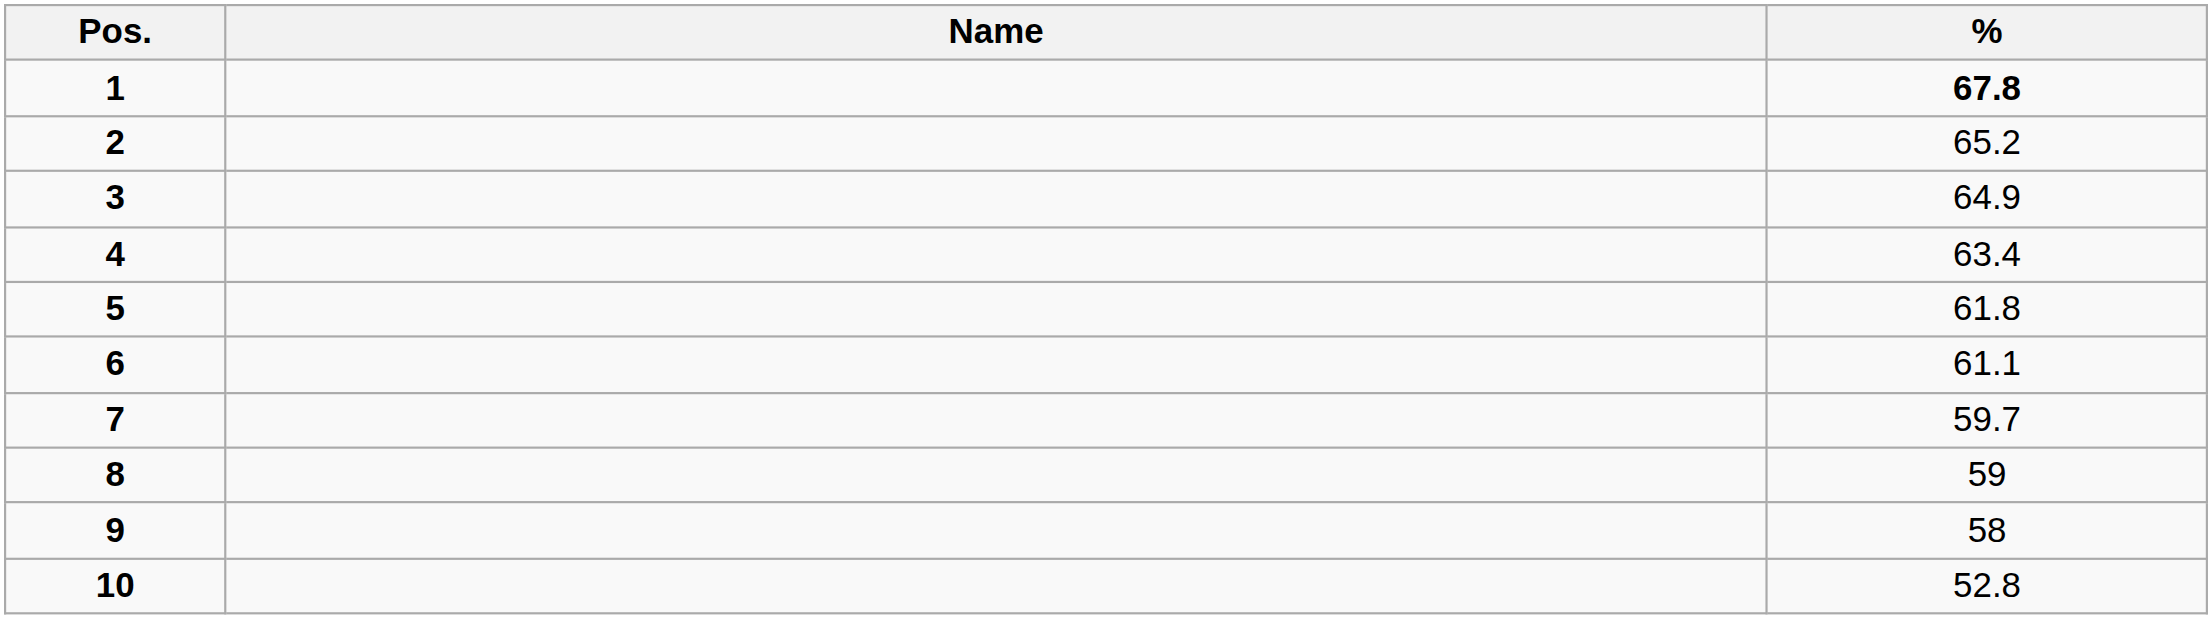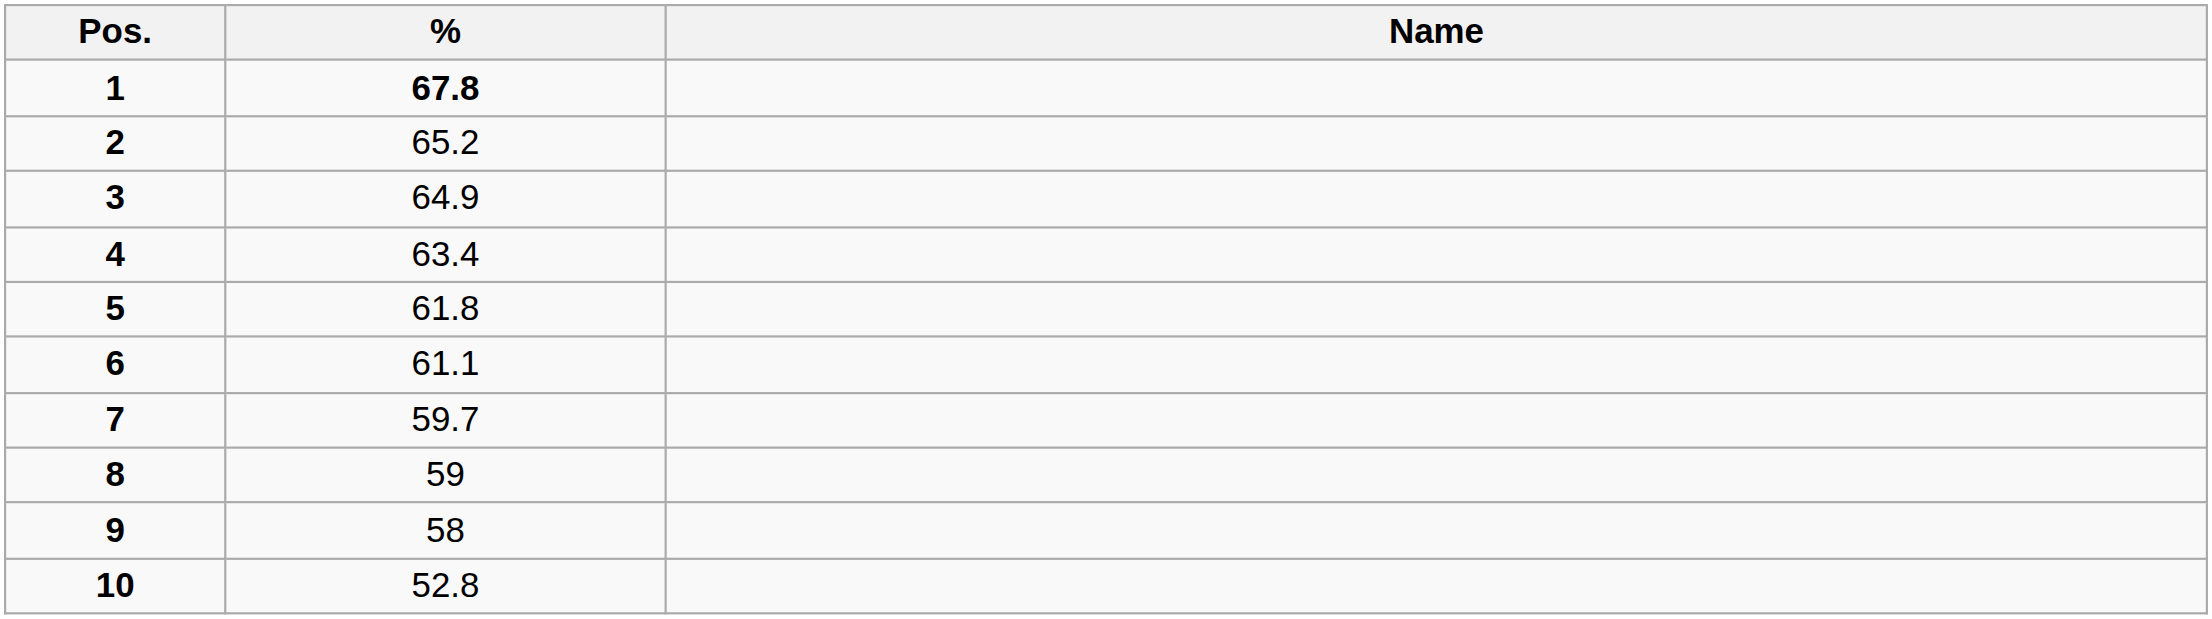columns swapped: (996, 32) <-> (1987, 32)
